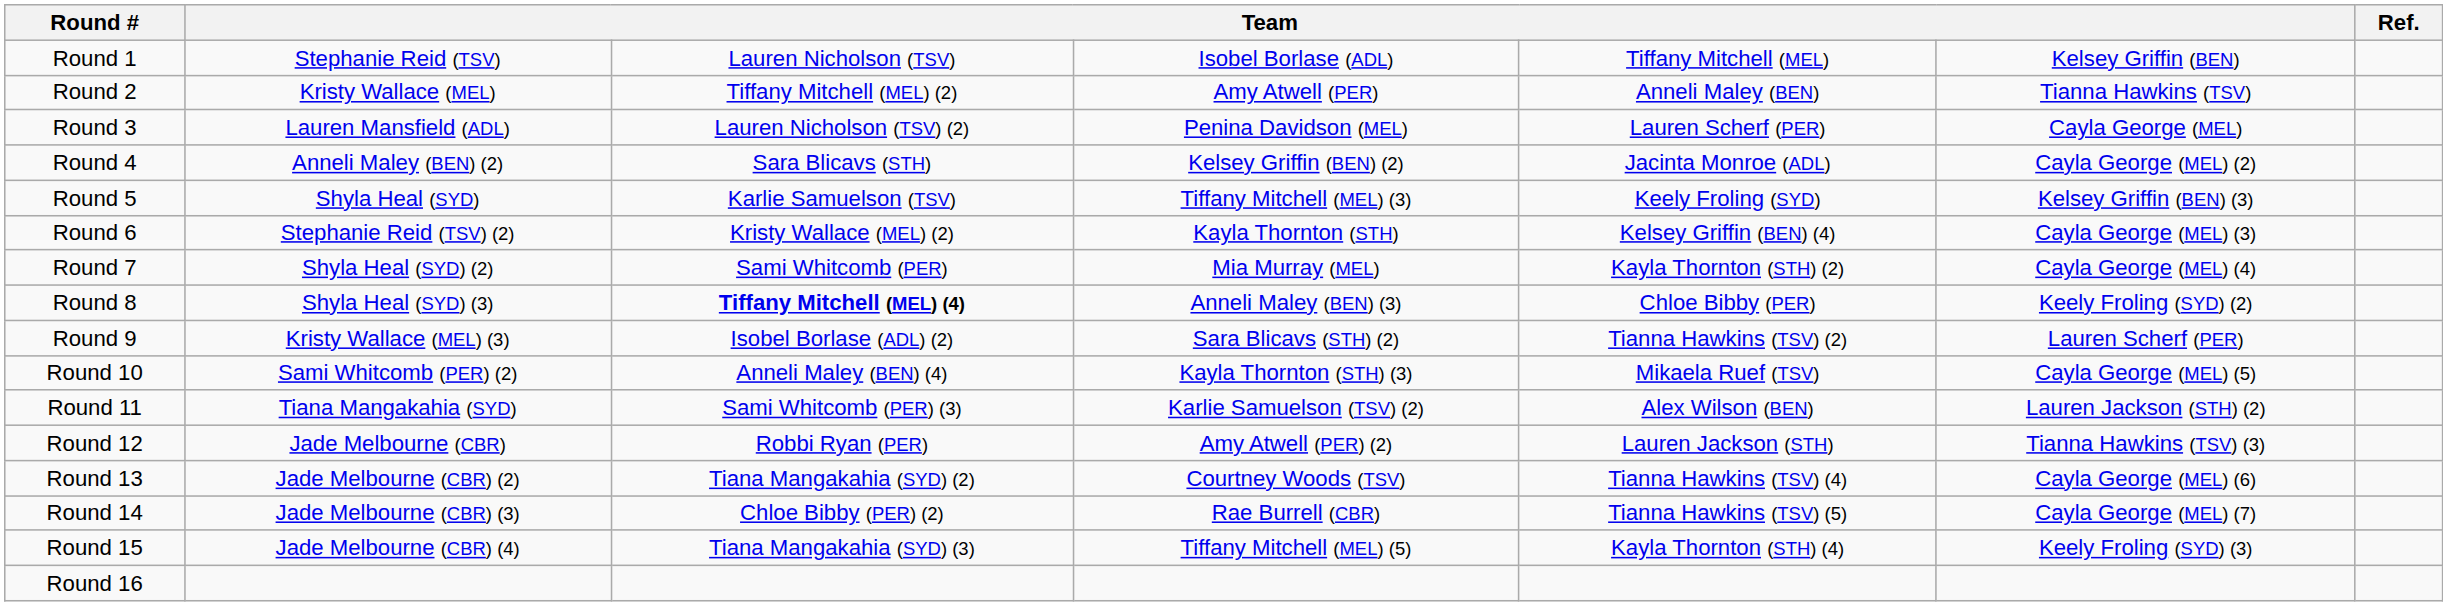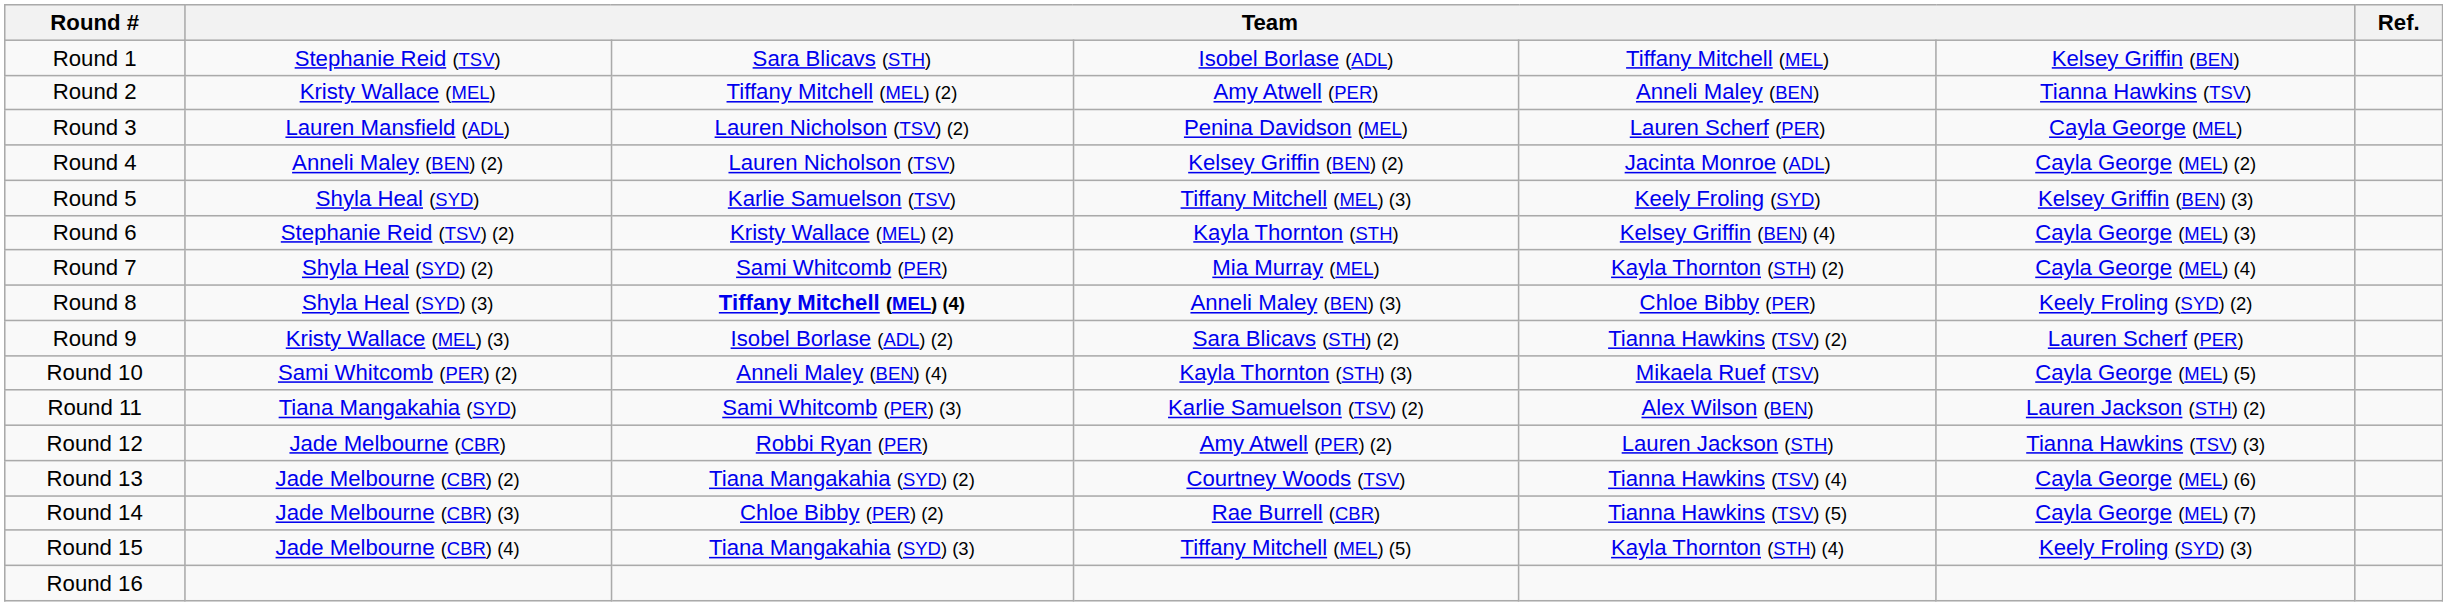(842, 58) Lauren Nicholson (TSV) -> (842, 58) Sara Blicavs (STH)
(842, 163) Sara Blicavs (STH) -> (842, 163) Lauren Nicholson (TSV)
